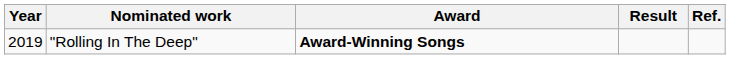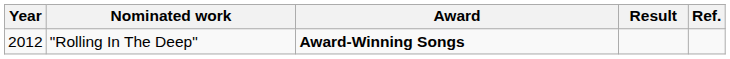(25, 41) 2019 -> (25, 41) 2012
